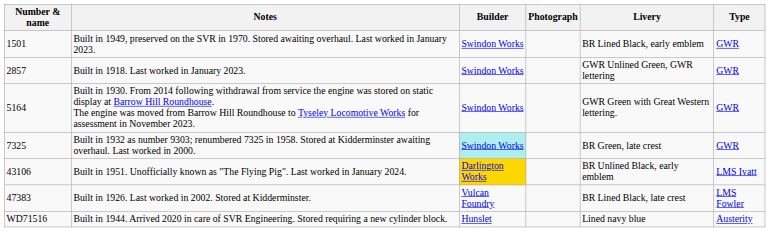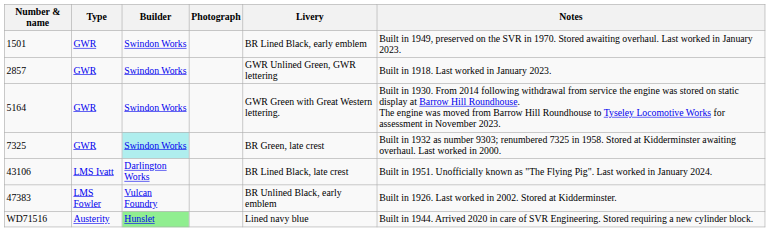columns swapped: (739, 17) <-> (265, 17)
(483, 171) gold background -> (145, 171) no background
(630, 171) BR Unlined Black, early emblem -> (297, 171) BR Lined Black, late crest
(634, 198) BR Lined Black, late crest -> (293, 198) BR Unlined Black, early emblem
(477, 219) no background -> (140, 219) lightgreen background
